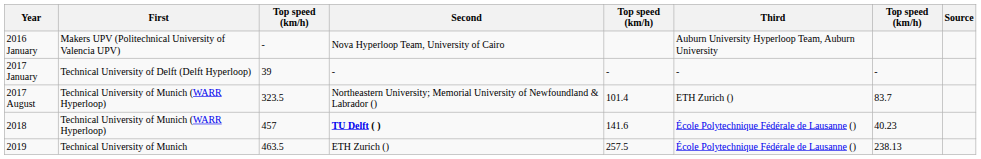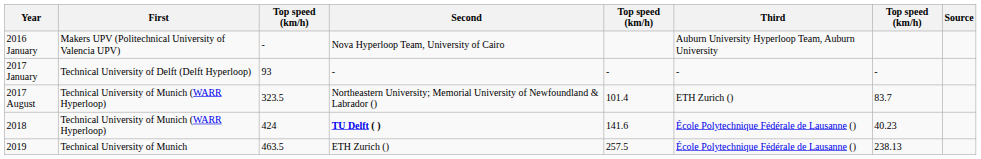(266, 71) 39 -> (266, 71) 93
(269, 125) 457 -> (269, 125) 424
